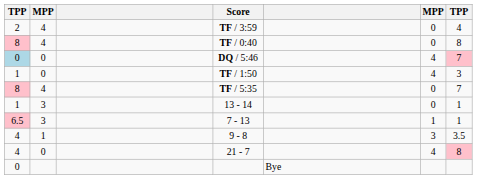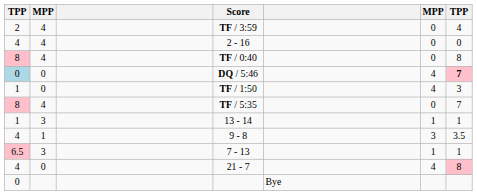+ row: (238, 43)
(459, 58) normal -> (459, 74) bold
(433, 105) 0 -> (433, 120) 1
rows swapped: (238, 136) <-> (238, 120)
